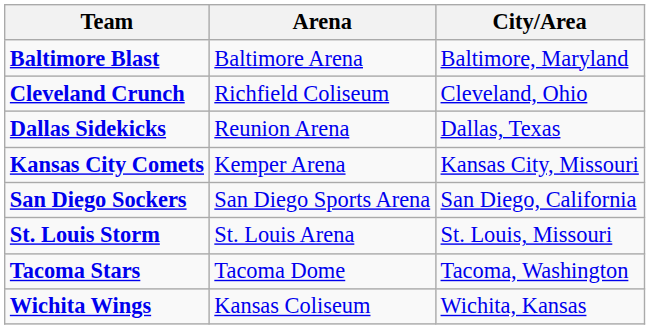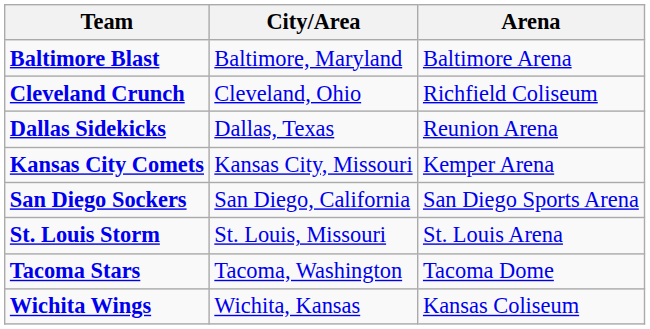columns swapped: (540, 22) <-> (322, 22)
